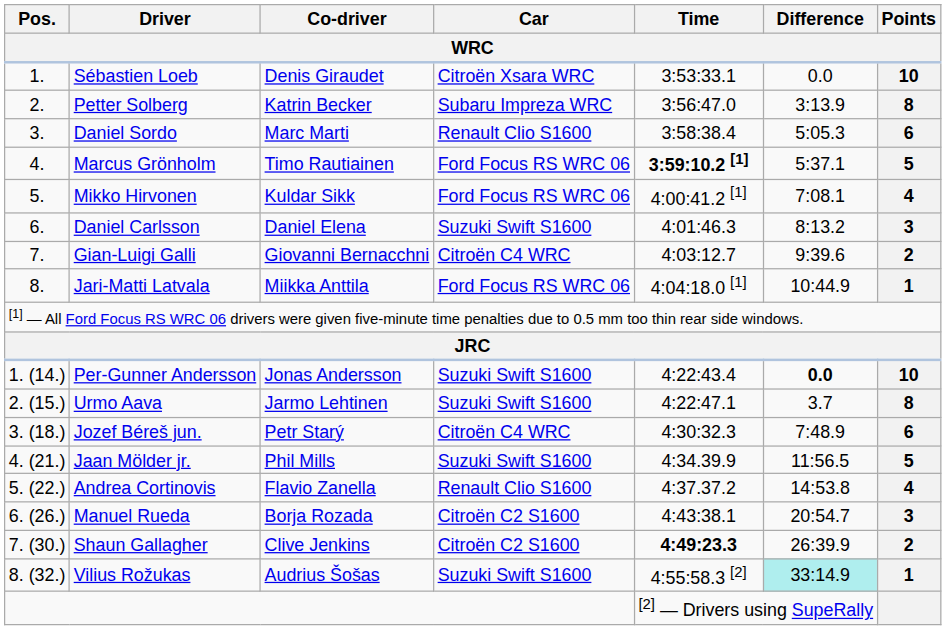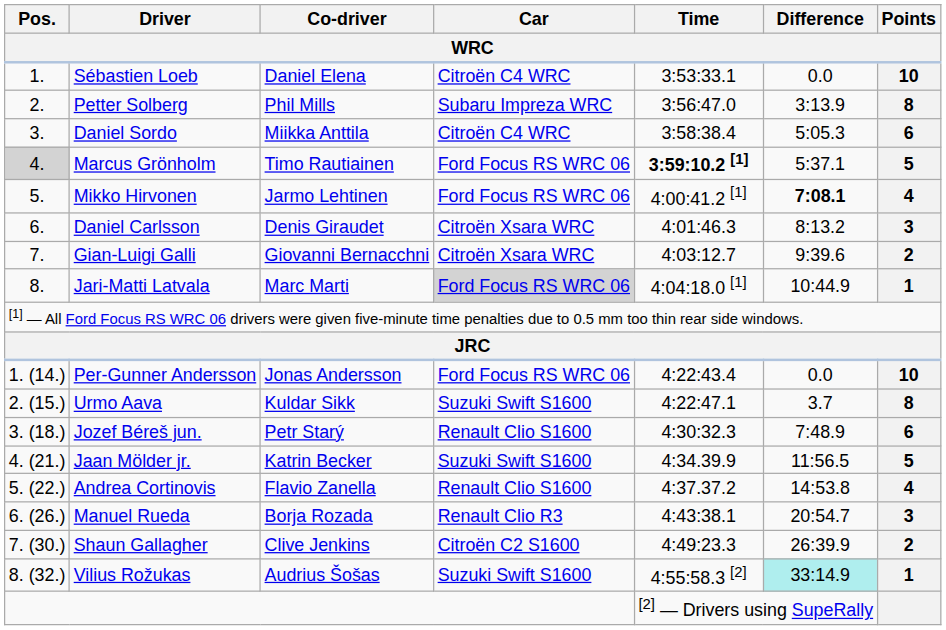(324, 77) Denis Giraudet -> (315, 77) Daniel Elena
(516, 77) Citroën Xsara WRC -> (504, 77) Citroën C4 WRC
(318, 105) Katrin Becker -> (300, 105) Phil Mills
(307, 133) Marc Marti -> (317, 133) Miikka Anttila
(515, 133) Renault Clio S1600 -> (504, 133) Citroën C4 WRC
(37, 164) no background -> (37, 164) lightgrey background
(310, 197) Kuldar Sikk -> (326, 197) Jarmo Lehtinen
(820, 197) normal -> (820, 197) bold
(315, 227) Daniel Elena -> (324, 227) Denis Giraudet
(515, 227) Suzuki Swift S1600 -> (516, 227) Citroën Xsara WRC
(504, 255) Citroën C4 WRC -> (516, 255) Citroën Xsara WRC
(317, 286) Miikka Anttila -> (307, 286) Marc Marti
(534, 286) no background -> (534, 286) lightgrey background
(515, 375) Suzuki Swift S1600 -> (534, 375) Ford Focus RS WRC 06
(820, 375) bold -> (820, 375) normal
(326, 404) Jarmo Lehtinen -> (310, 404) Kuldar Sikk
(504, 432) Citroën C4 WRC -> (515, 432) Renault Clio S1600
(300, 460) Phil Mills -> (318, 460) Katrin Becker
(509, 517) Citroën C2 S1600 -> (500, 517) Renault Clio R3
(699, 545) bold -> (699, 545) normal
